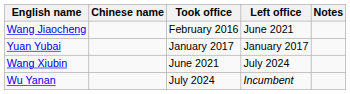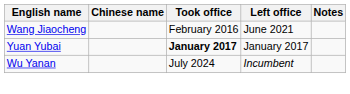(201, 47) normal -> (203, 47) bold
- row: (37, 64)
